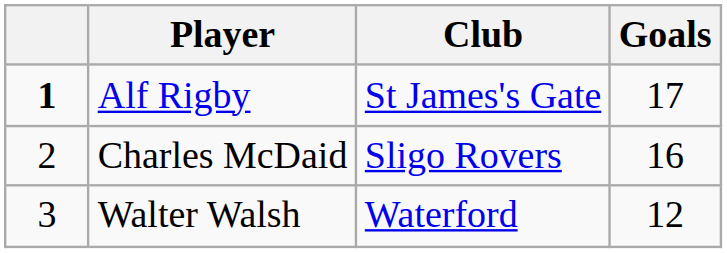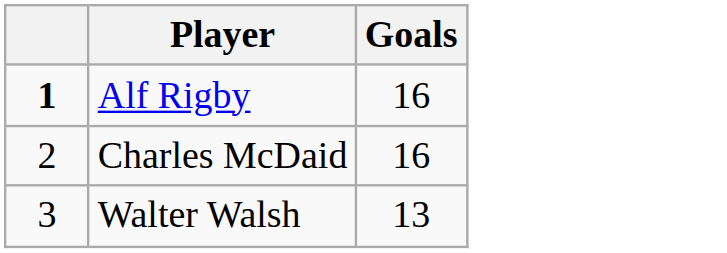- column: (483, 34)
(665, 94) 17 -> (411, 94) 16
(665, 214) 12 -> (411, 214) 13
